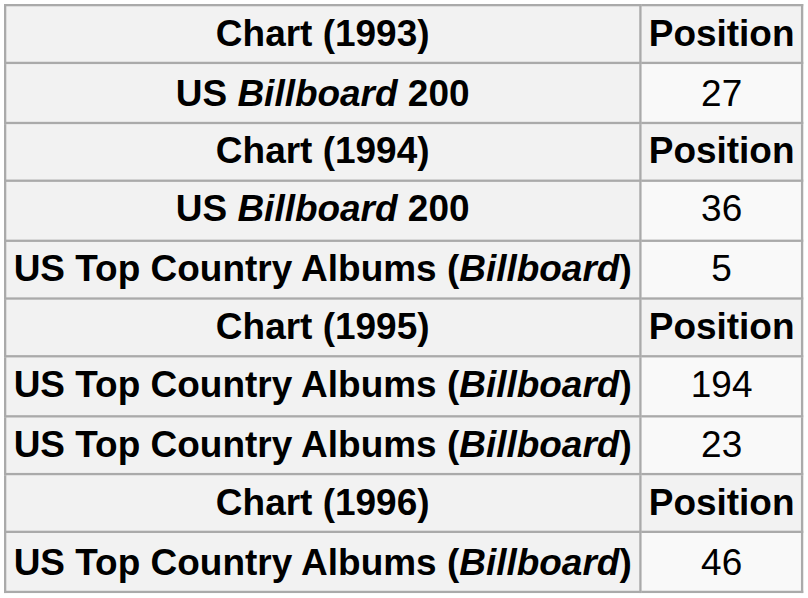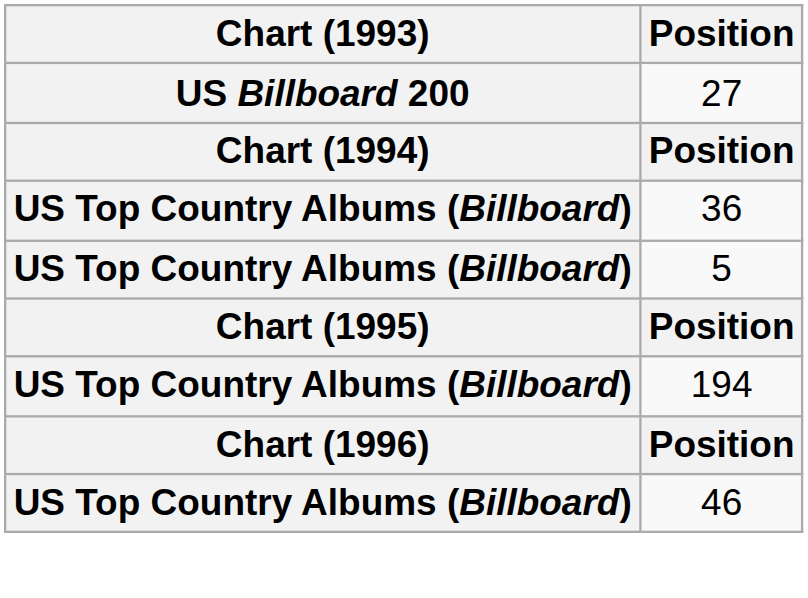(323, 209) US Billboard 200 -> (323, 209) US Top Country Albums (Billboard)
- row: (722, 444)
